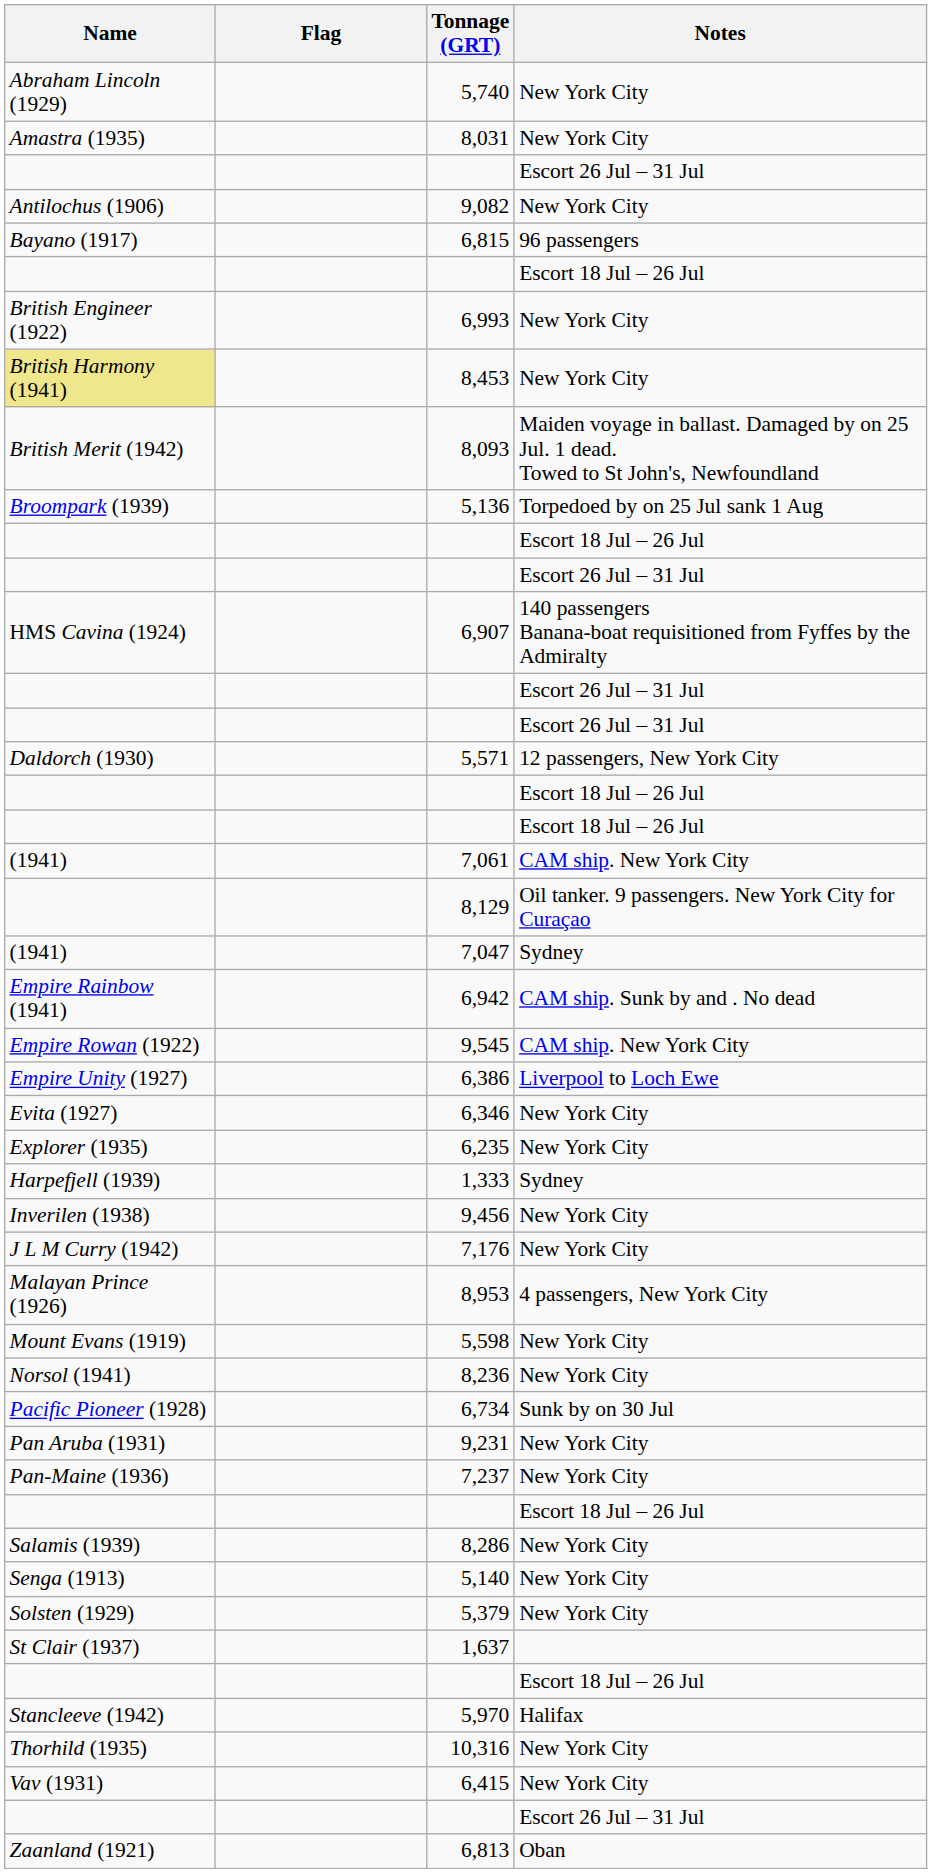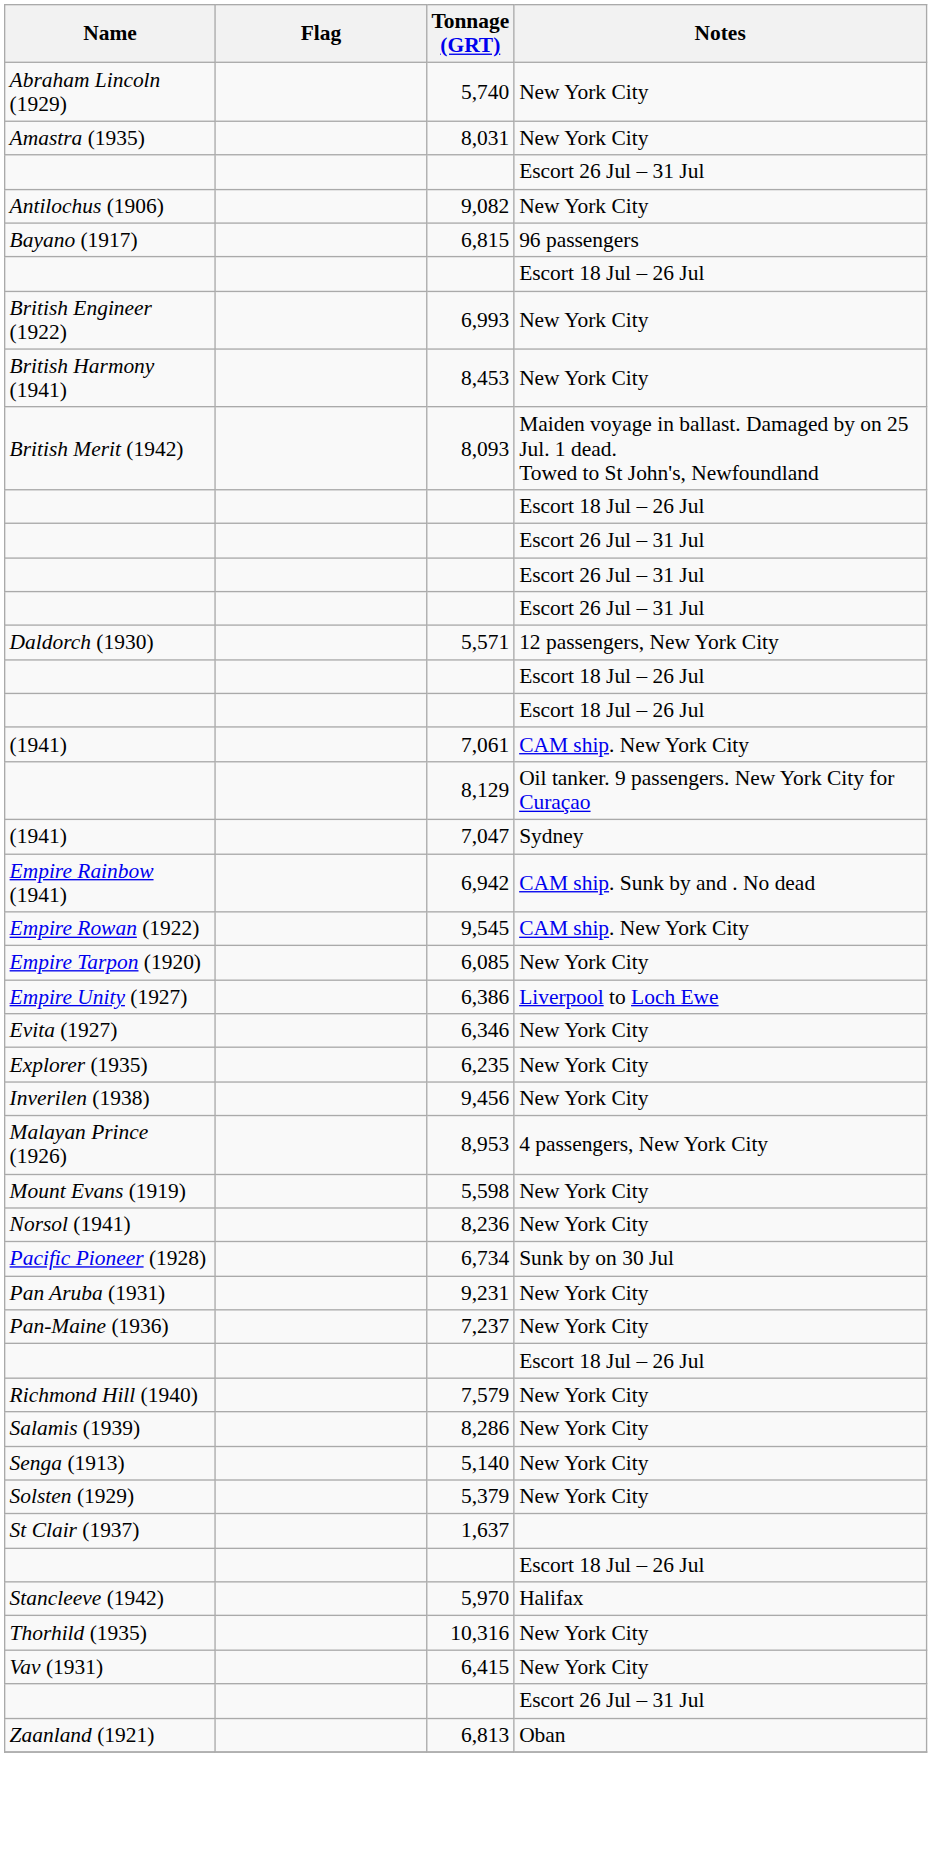(82, 377) khaki background -> (82, 377) no background
- row: (485, 506)
- row: (485, 632)
+ row: (485, 962)
- row: (485, 1180)
- row: (485, 1248)
+ row: (485, 1394)
